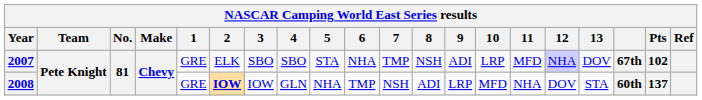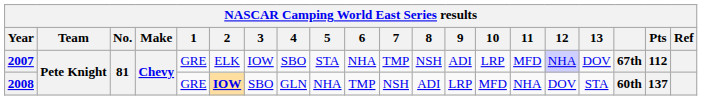(261, 61) SBO -> (261, 61) IOW
(658, 61) 102 -> (658, 61) 112
(261, 83) IOW -> (261, 83) SBO
